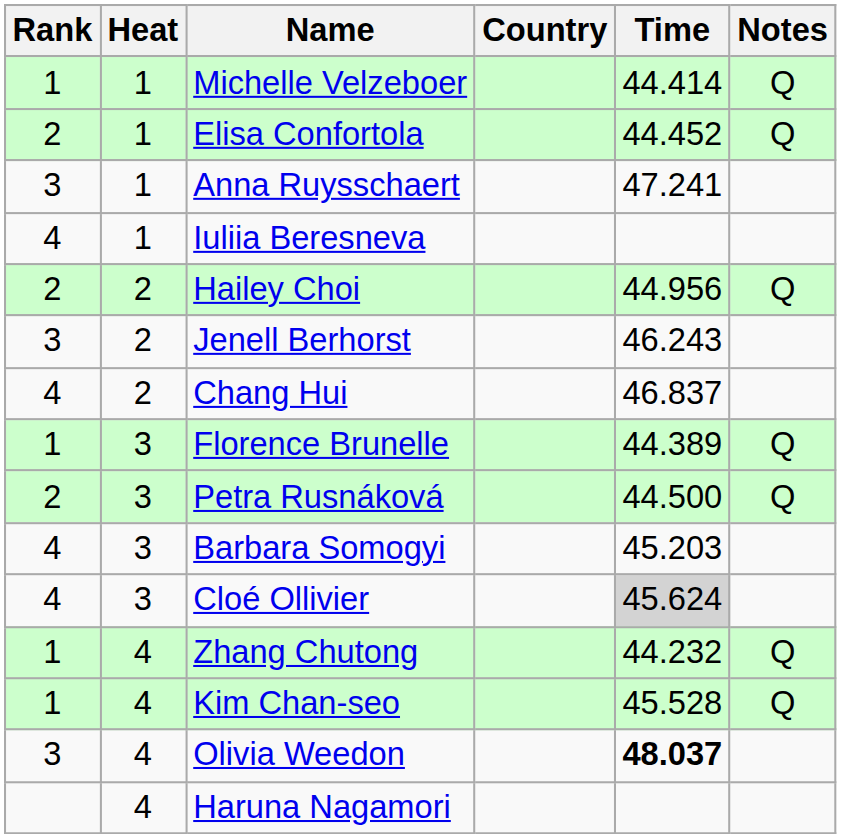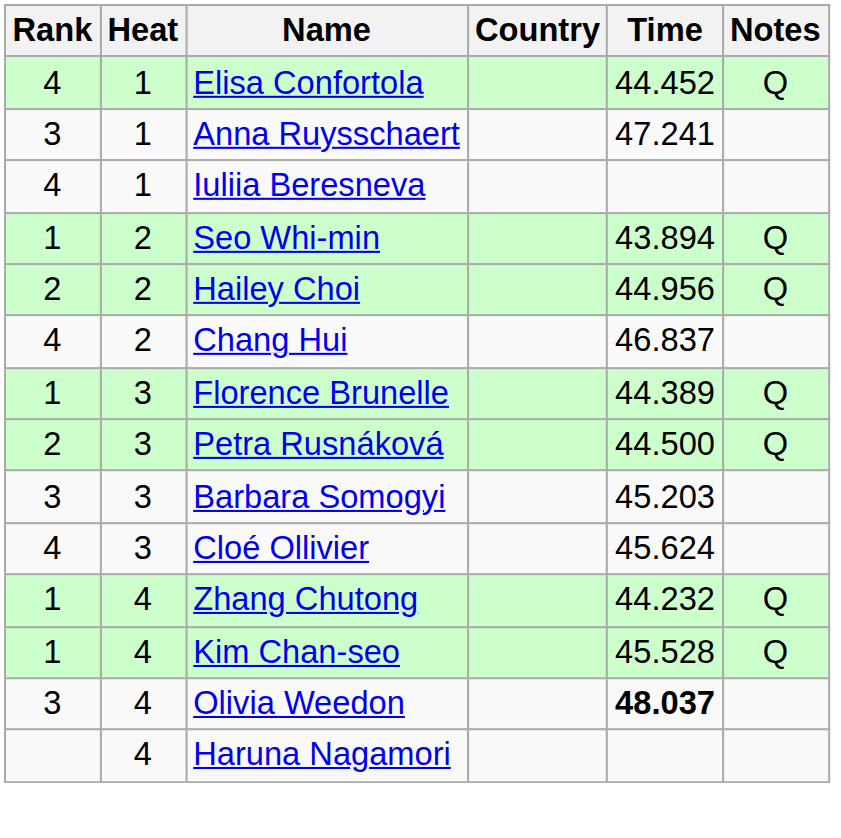- row: (330, 82)
(52, 133) 2 -> (52, 82) 4
+ row: (287, 237)
- row: (302, 340)
(52, 548) 4 -> (52, 496) 3
(672, 599) lightgrey background -> (665, 548) no background
